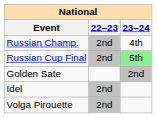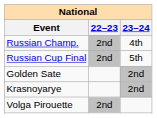(136, 58) lightgreen background -> (136, 58) no background
- row: (14, 89)
+ row: (34, 89)
